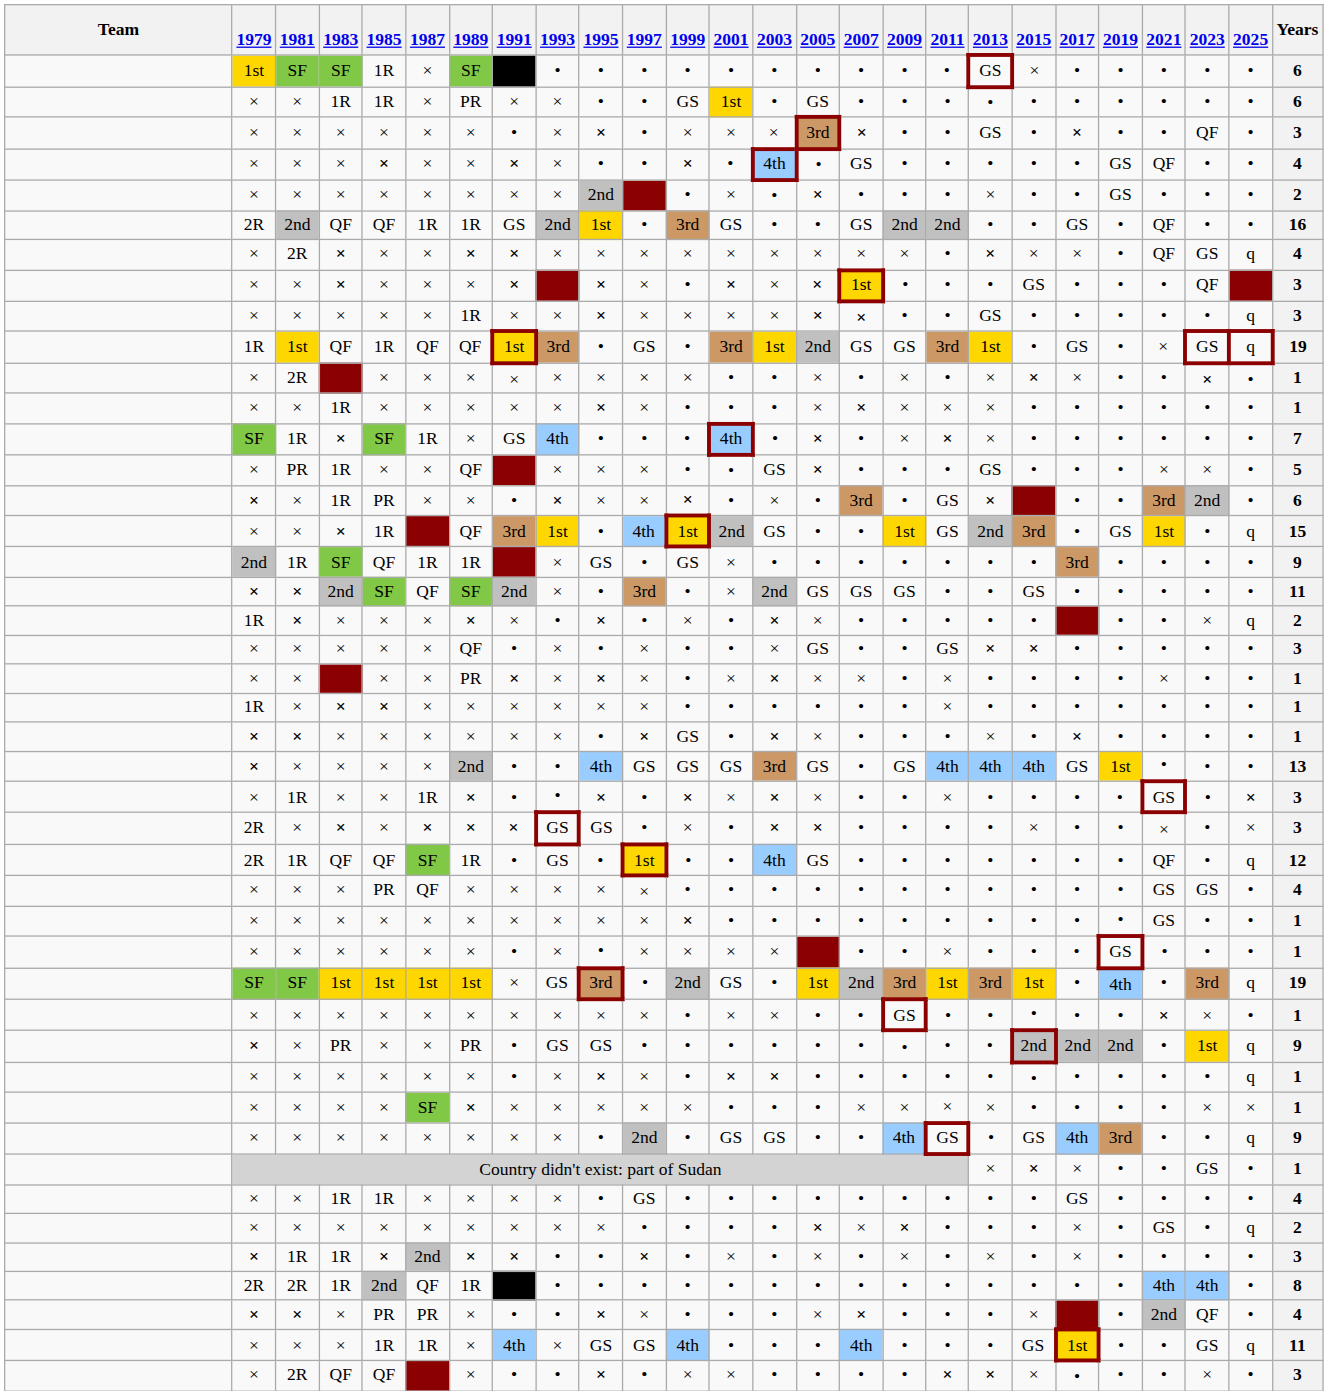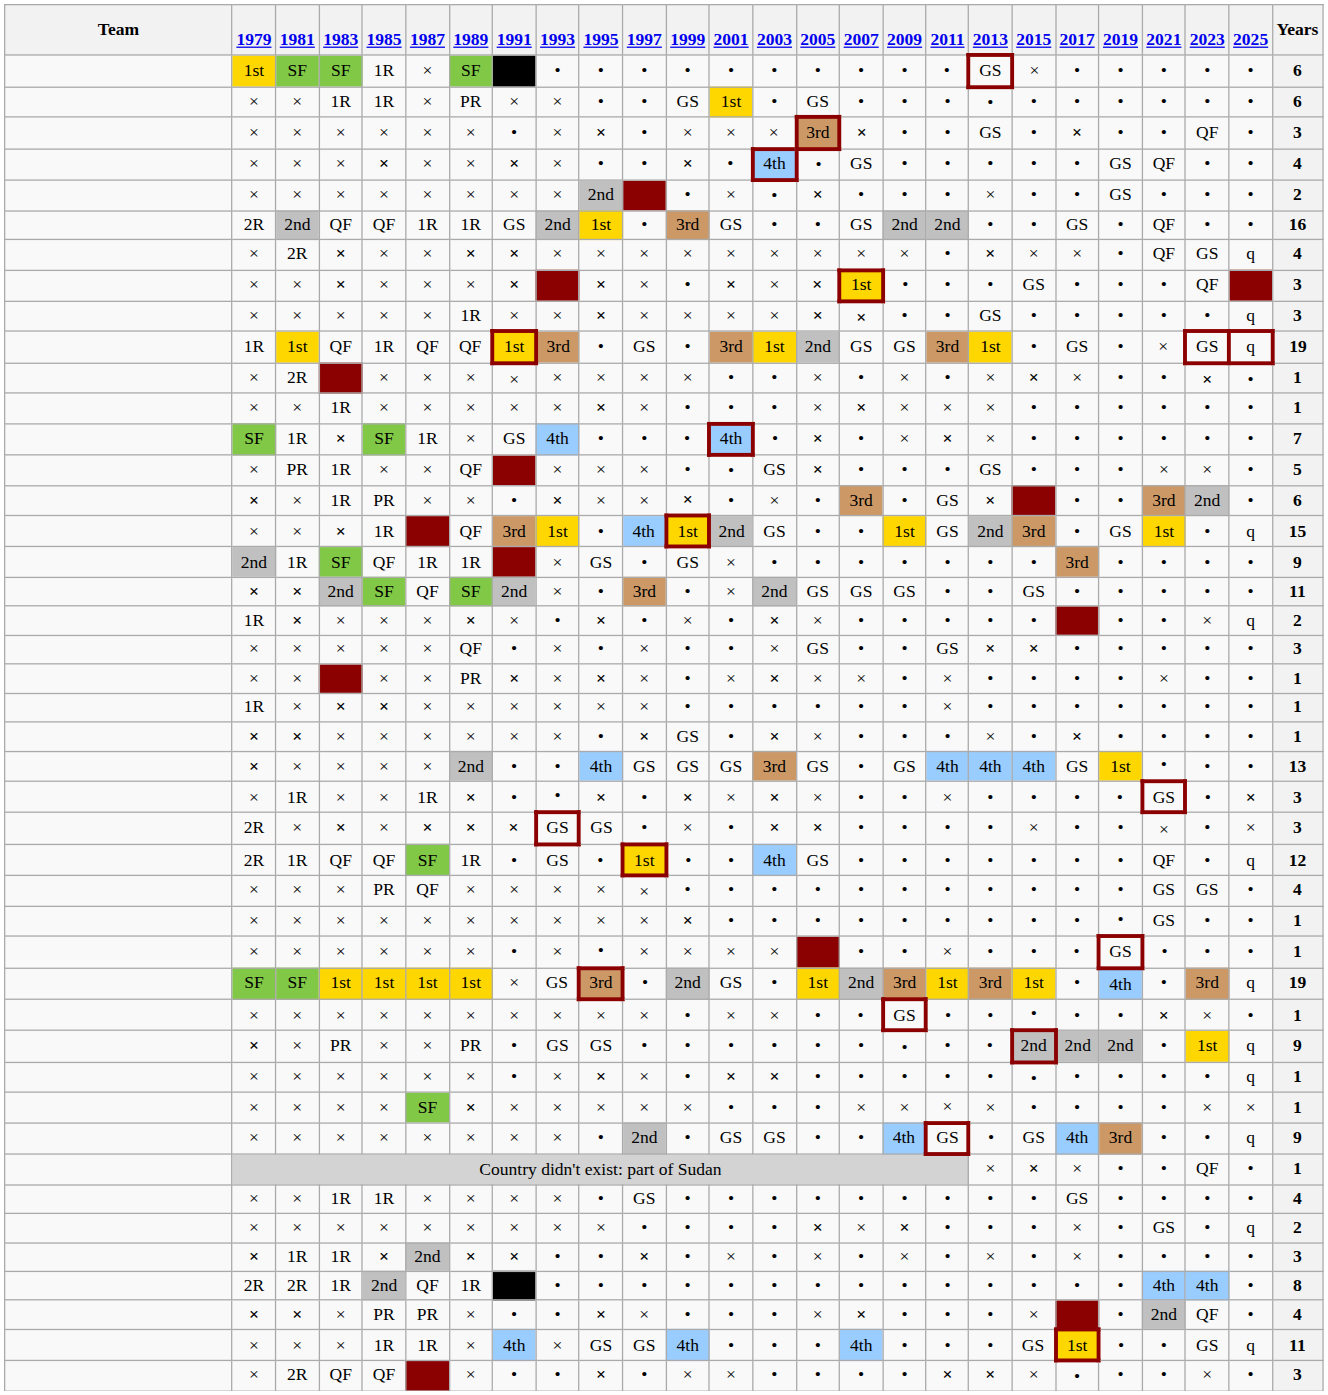(1207, 1168) GS -> (1207, 1168) QF
